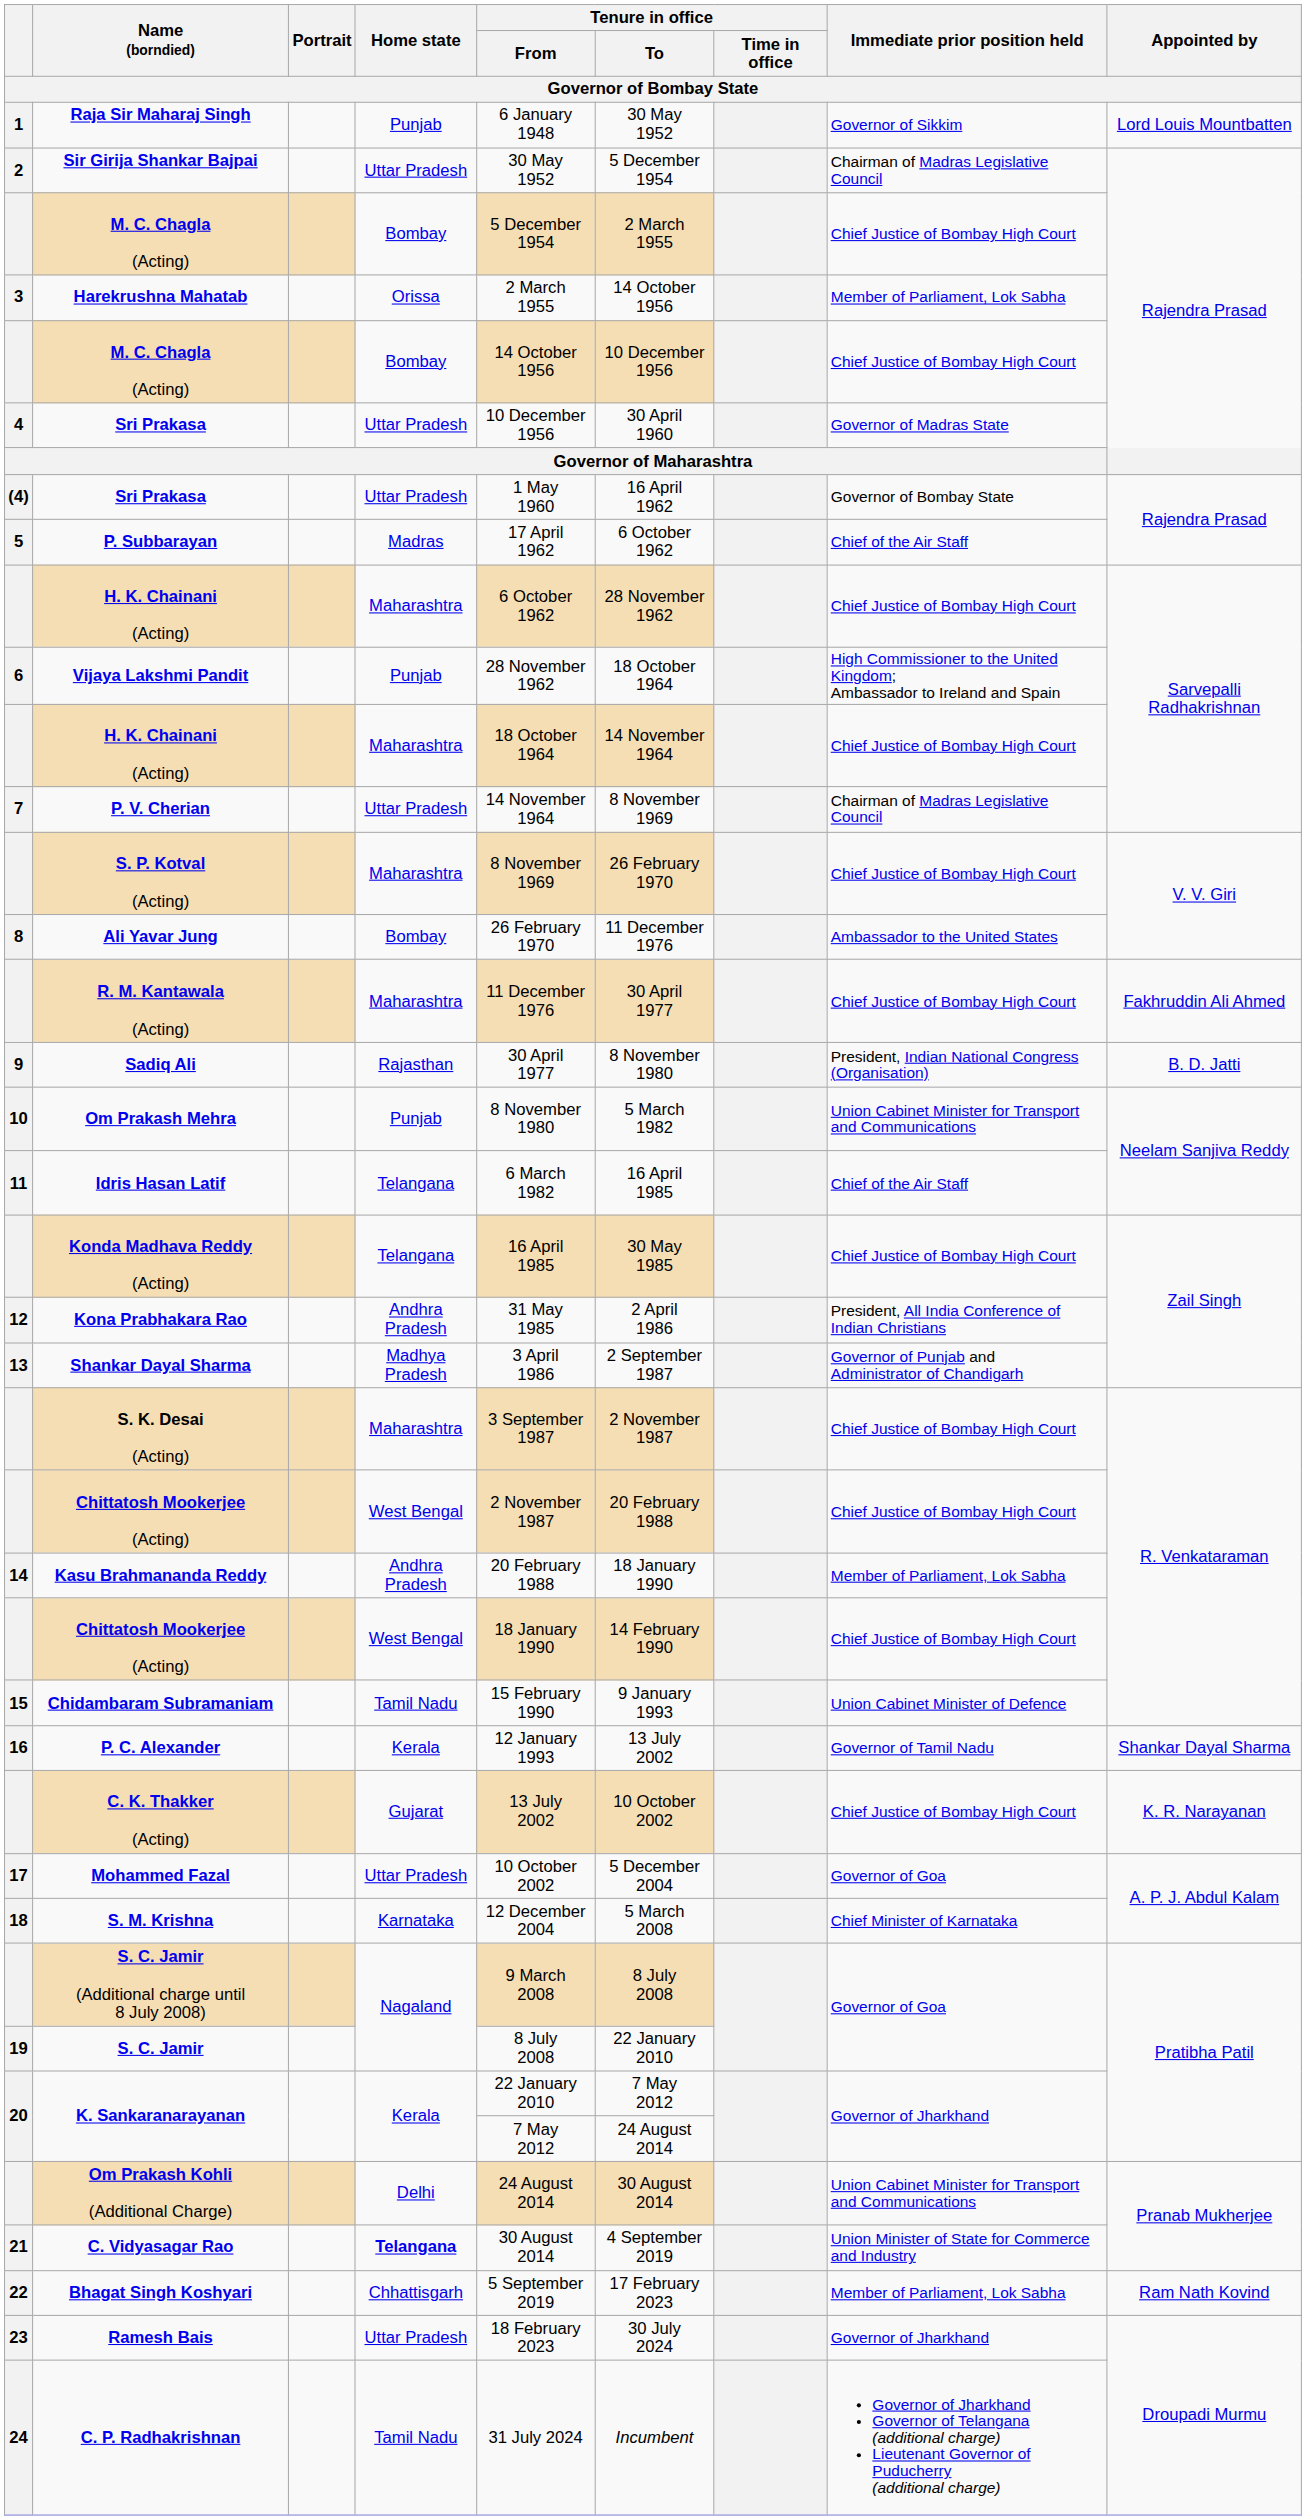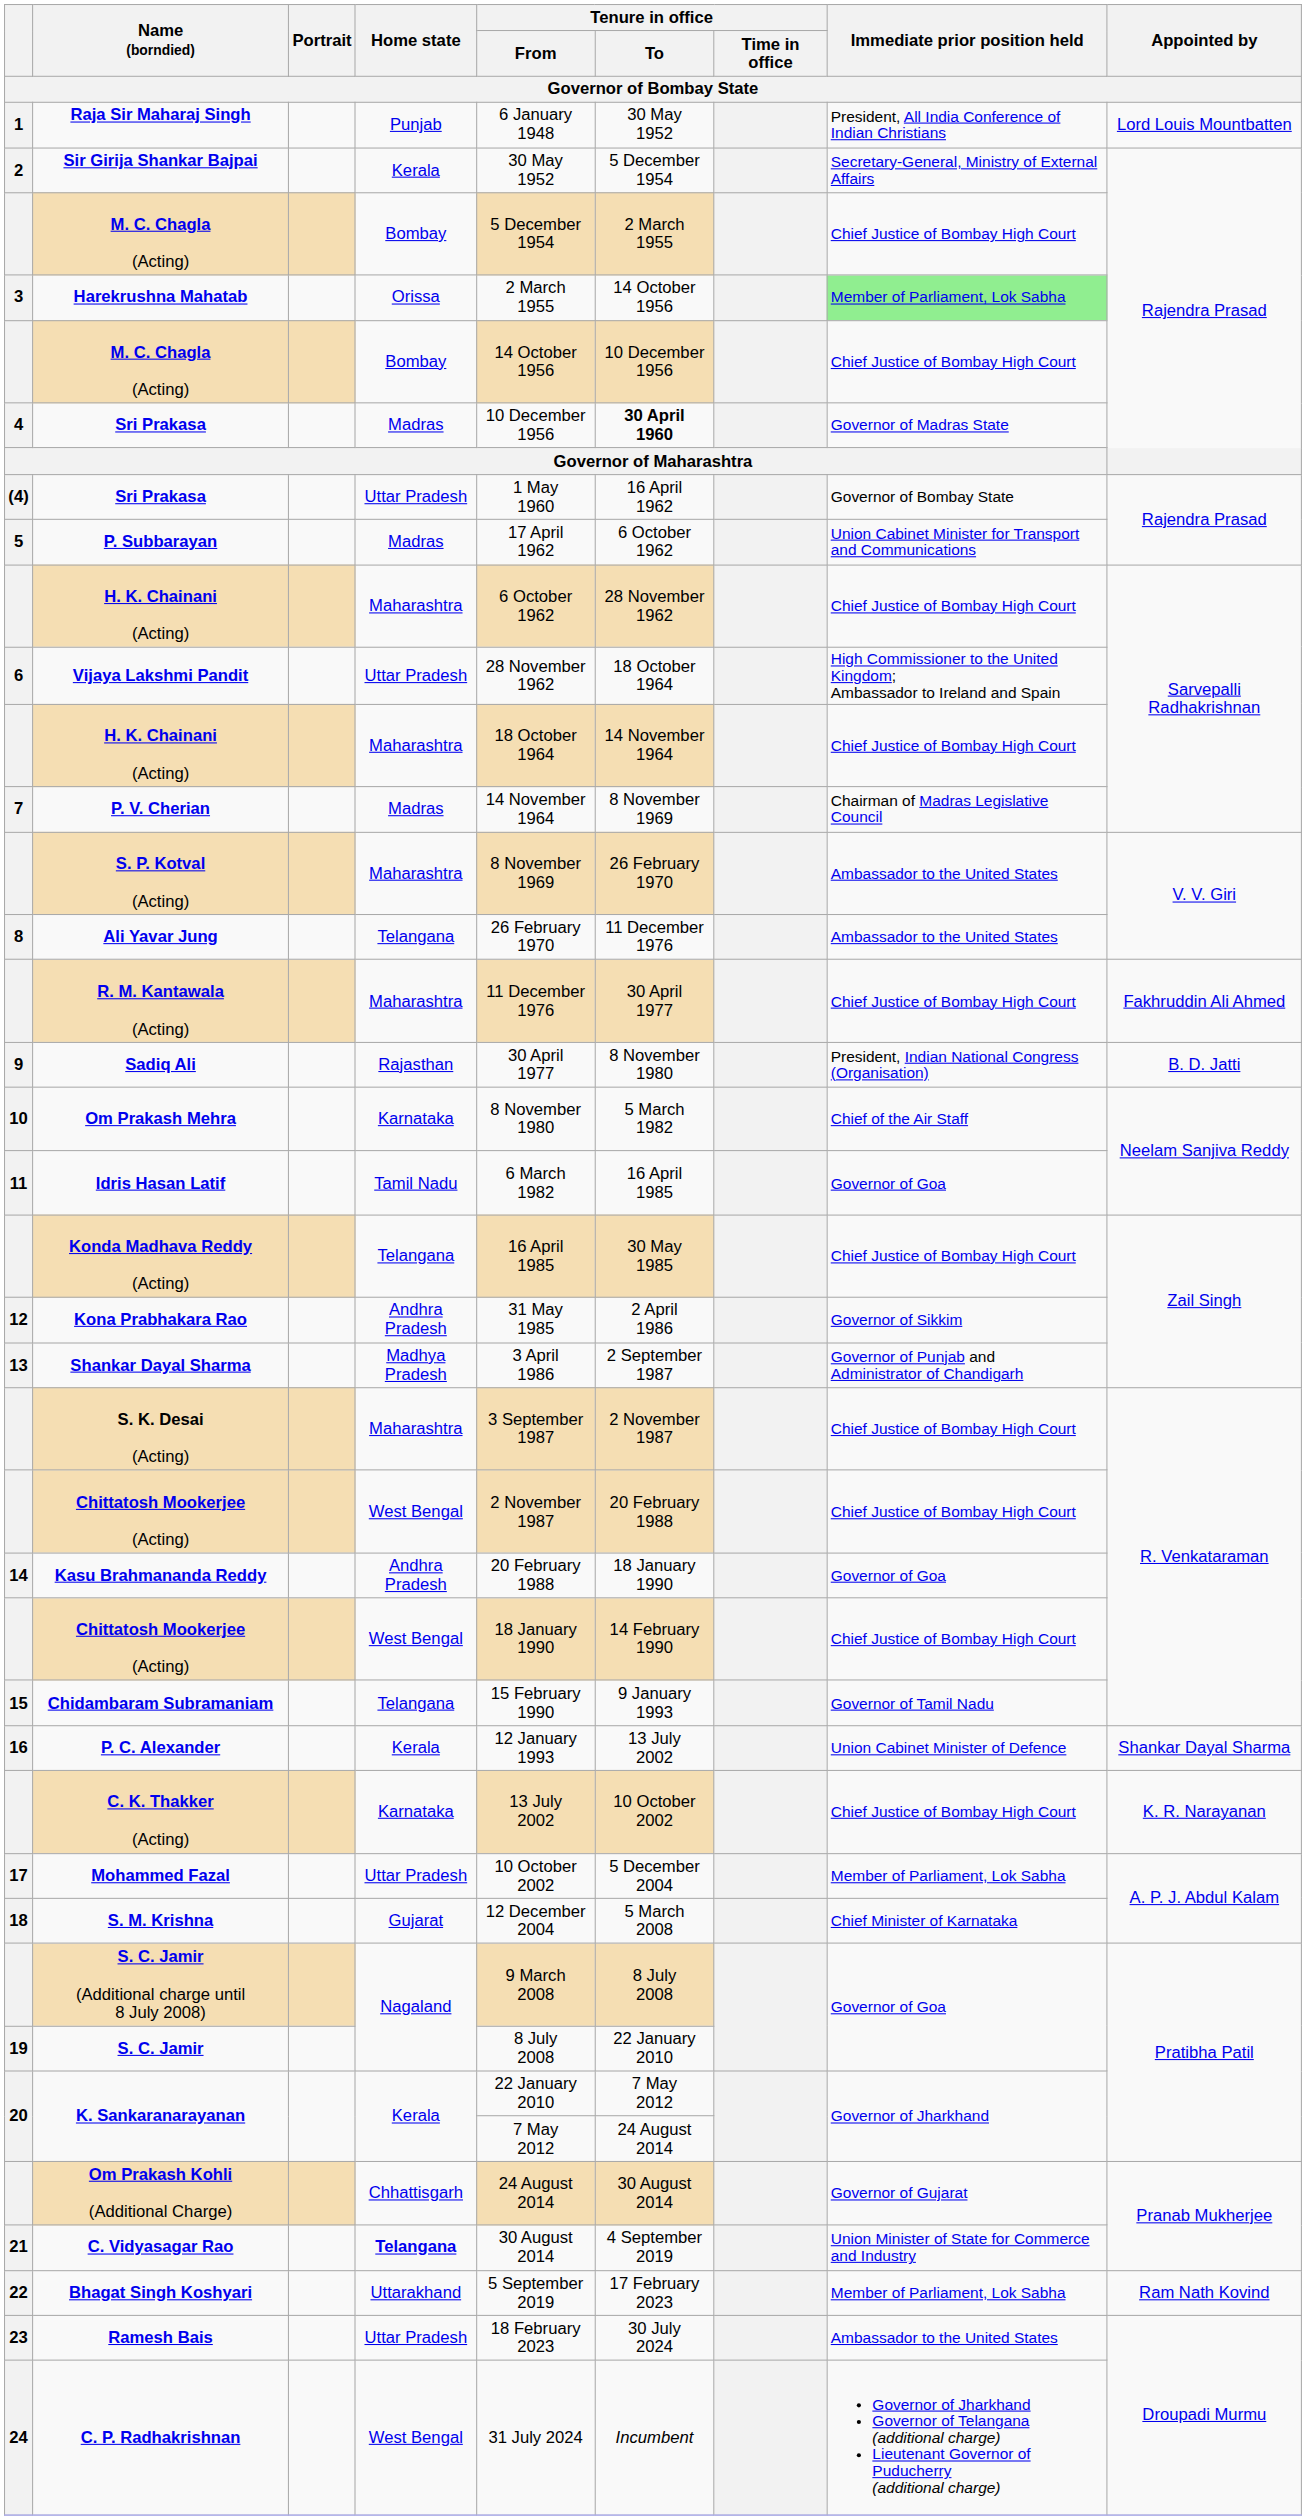(897, 125) Governor of Sikkim -> (946, 125) President, All India Conference of Indian Christians
(416, 170) Uttar Pradesh -> (416, 170) Kerala
(940, 170) Chairman of Madras Legislative Council -> (964, 170) Secretary-General, Ministry of External Affairs
(948, 298) no background -> (948, 298) lightgreen background
(416, 425) Uttar Pradesh -> (416, 425) Madras
(654, 425) normal -> (654, 425) bold
(899, 542) Chief of the Air Staff -> (955, 542) Union Cabinet Minister for Transport and Communications
(416, 675) Punjab -> (416, 675) Uttar Pradesh
(416, 809) Uttar Pradesh -> (416, 809) Madras
(953, 873) Chief Justice of Bombay High Court -> (944, 873) Ambassador to the United States
(416, 936) Bombay -> (416, 936) Telangana
(416, 1119) Punjab -> (416, 1119) Karnataka
(955, 1119) Union Cabinet Minister for Transport and Communications -> (899, 1119) Chief of the Air Staff
(416, 1182) Telangana -> (416, 1182) Tamil Nadu
(899, 1183) Chief of the Air Staff -> (888, 1183) Governor of Goa
(946, 1320) President, All India Conference of Indian Christians -> (897, 1320) Governor of Sikkim
(948, 1575) Member of Parliament, Lok Sabha -> (888, 1575) Governor of Goa
(416, 1702) Tamil Nadu -> (416, 1702) Telangana
(949, 1703) Union Cabinet Minister of Defence -> (912, 1703) Governor of Tamil Nadu
(912, 1748) Governor of Tamil Nadu -> (949, 1748) Union Cabinet Minister of Defence
(416, 1811) Gujarat -> (416, 1811) Karnataka
(888, 1876) Governor of Goa -> (948, 1876) Member of Parliament, Lok Sabha
(416, 1920) Karnataka -> (416, 1920) Gujarat
(416, 2193) Delhi -> (416, 2193) Chhattisgarh
(955, 2193) Union Cabinet Minister for Transport and Communications -> (899, 2193) Governor of Gujarat
(416, 2292) Chhattisgarh -> (416, 2292) Uttarakhand
(910, 2338) Governor of Jharkhand -> (944, 2338) Ambassador to the United States
(416, 2437) Tamil Nadu -> (416, 2437) West Bengal
